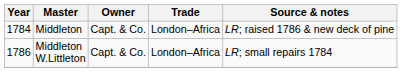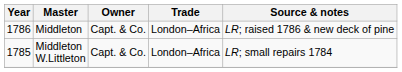(19, 30) 1784 -> (19, 30) 1786
(19, 53) 1786 -> (19, 53) 1785
